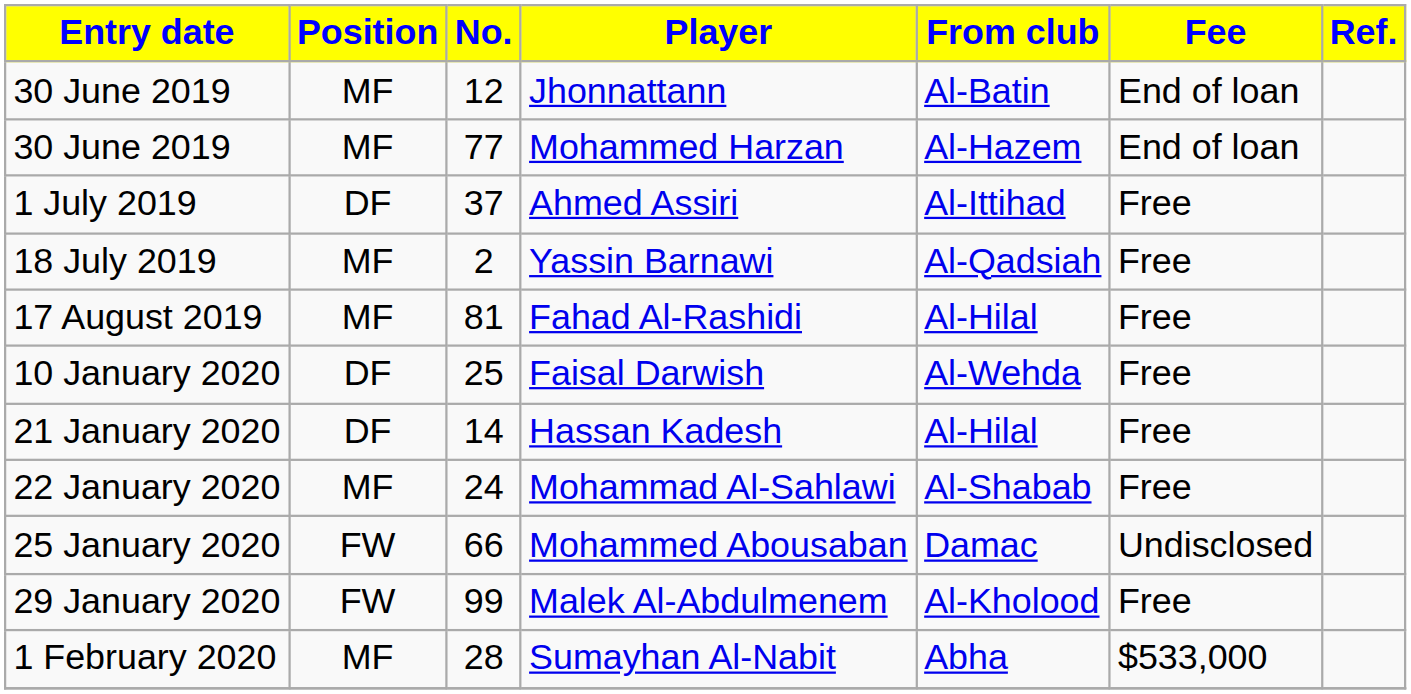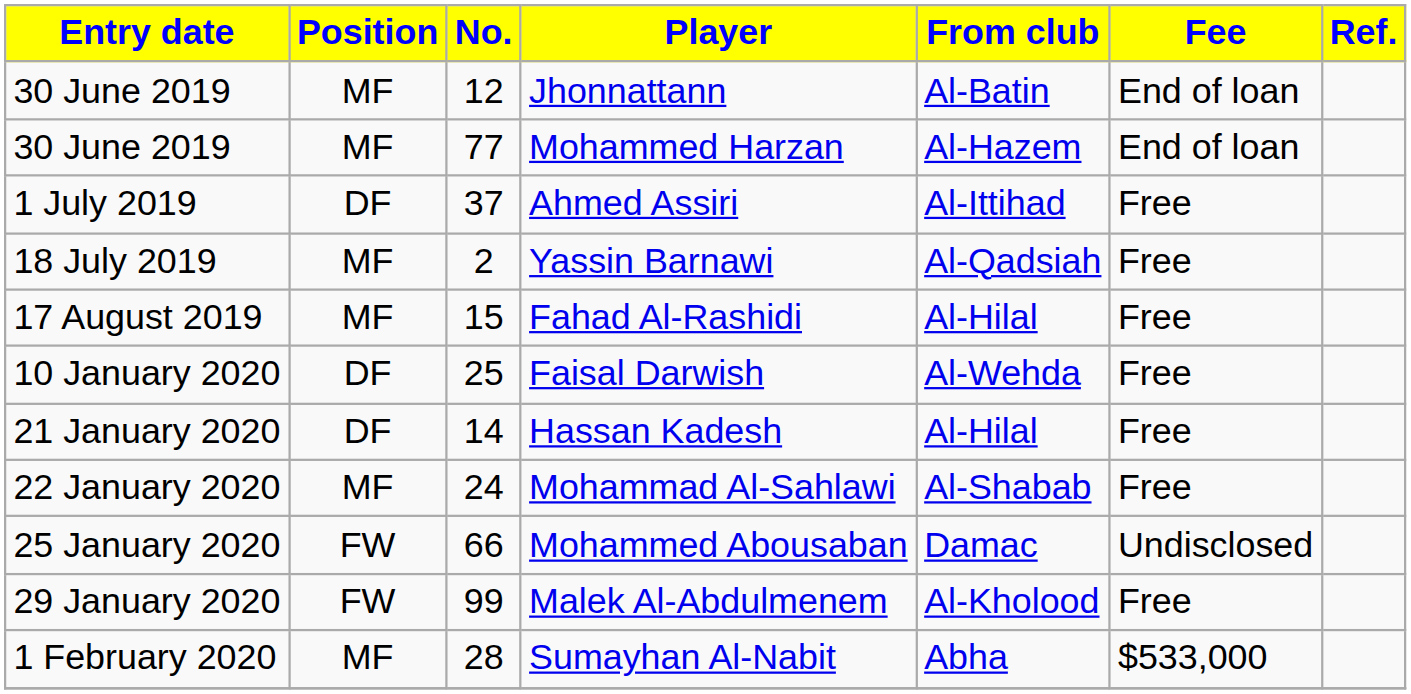(484, 317) 81 -> (484, 317) 15
